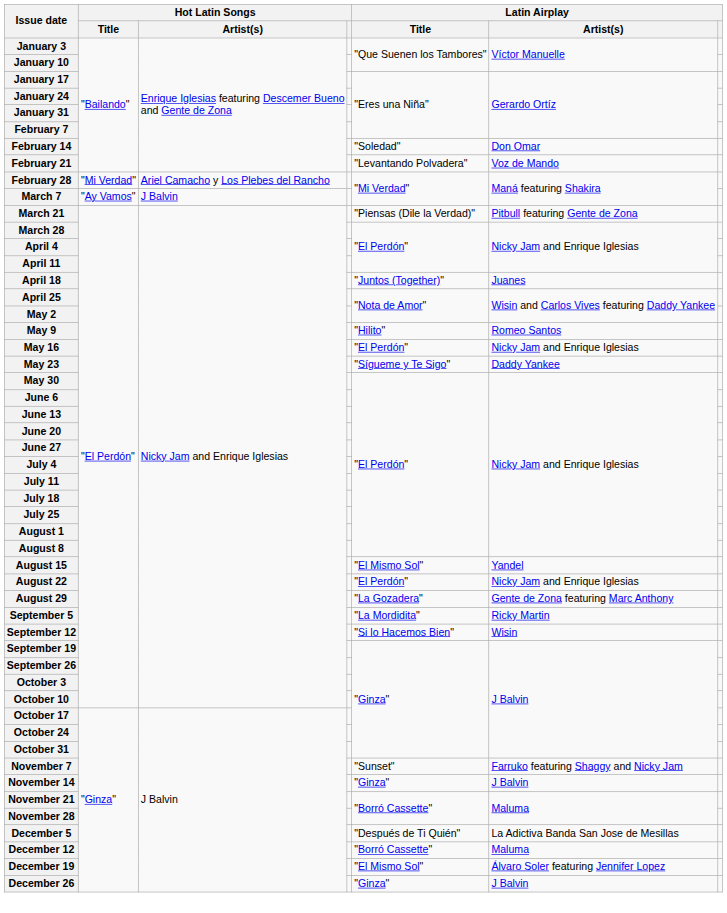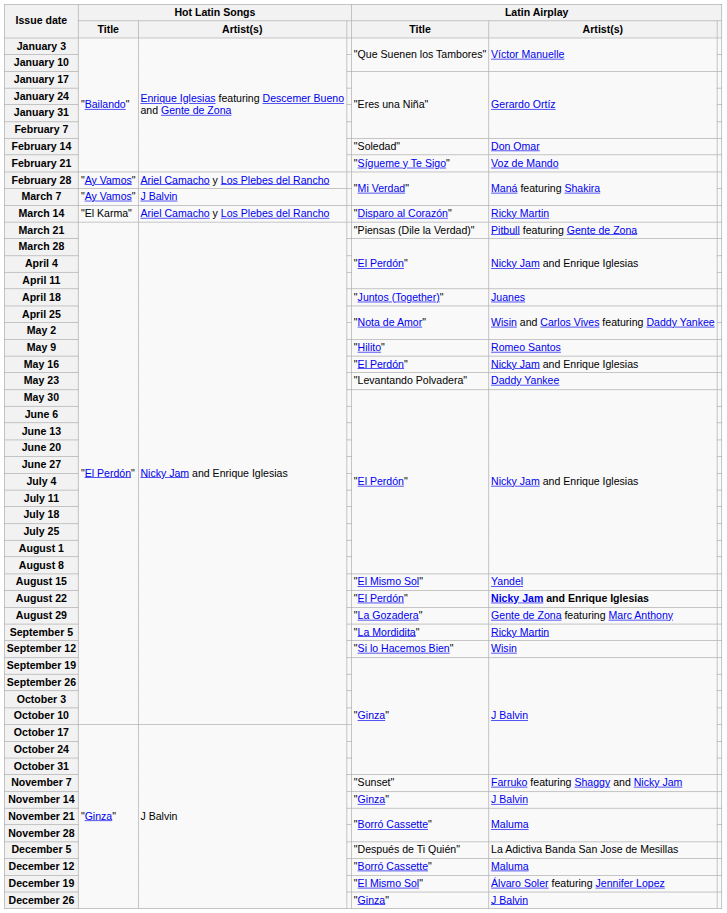(411, 163) "Levantando Polvadera" -> (402, 163) "Sígueme y Te Sigo"
(108, 180) "Mi Verdad" -> (108, 180) "Ay Vamos"
+ row: (41, 213)
(402, 364) "Sígueme y Te Sigo" -> (410, 381) "Levantando Polvadera"
(565, 582) normal -> (570, 599) bold
